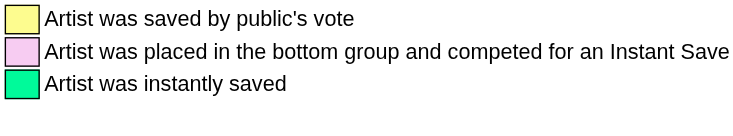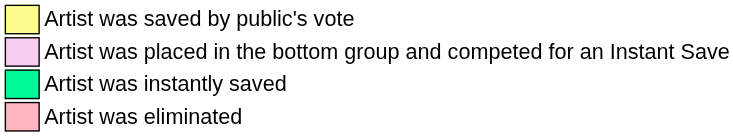+ row: (143, 116)
